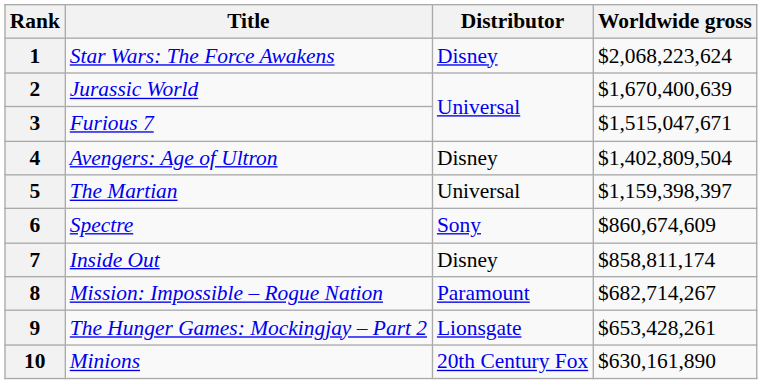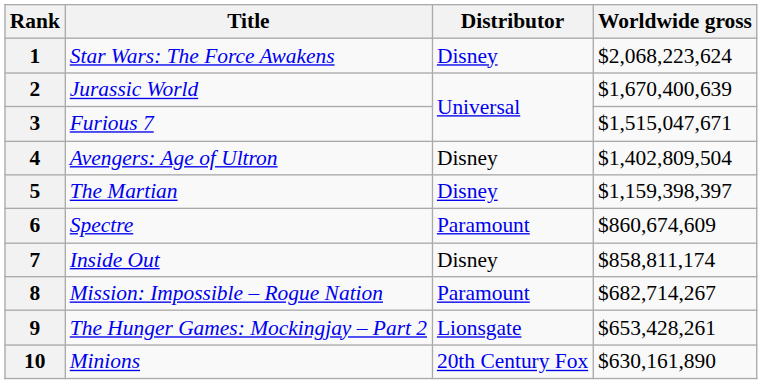(479, 191) Universal -> (467, 191) Disney
(459, 225) Sony -> (483, 225) Paramount
